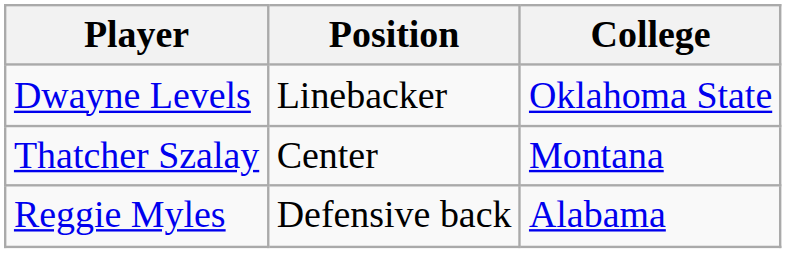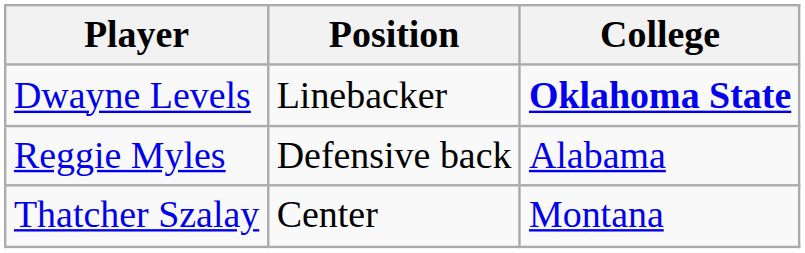(651, 94) normal -> (660, 94) bold
rows swapped: (120, 214) <-> (137, 154)
